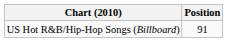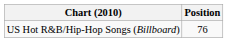(202, 29) 91 -> (202, 29) 76
